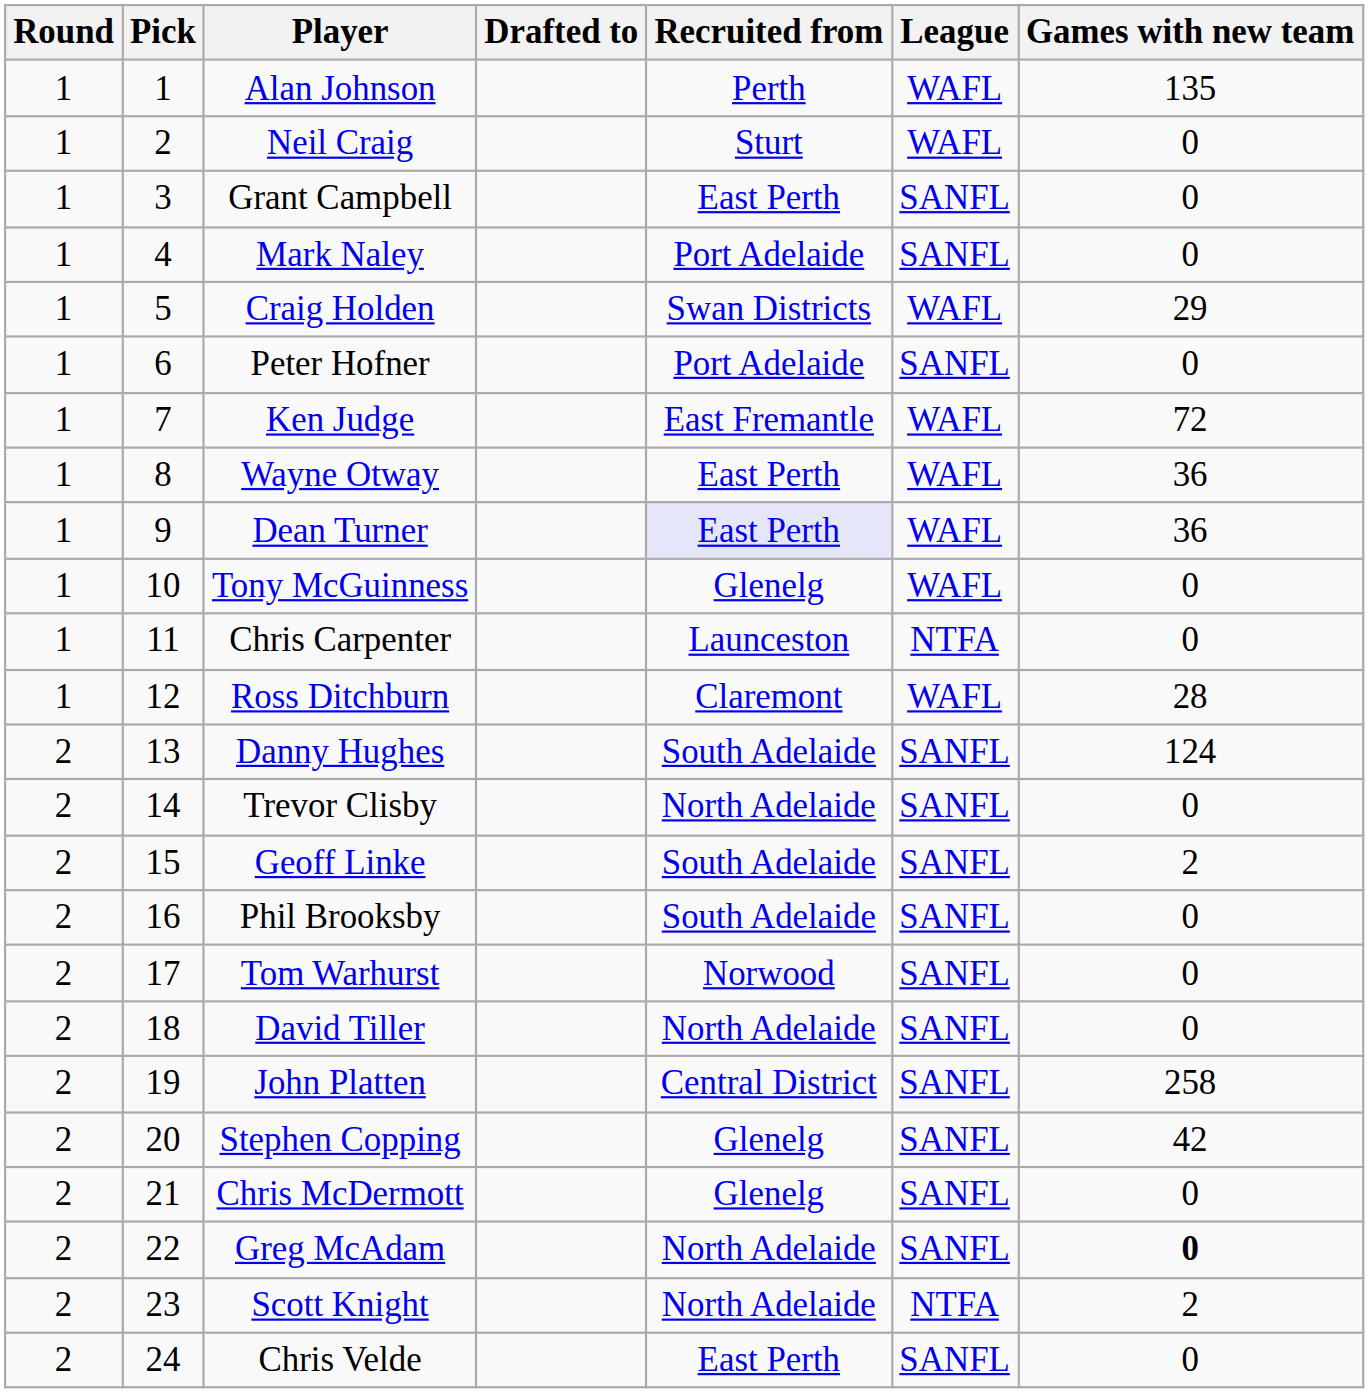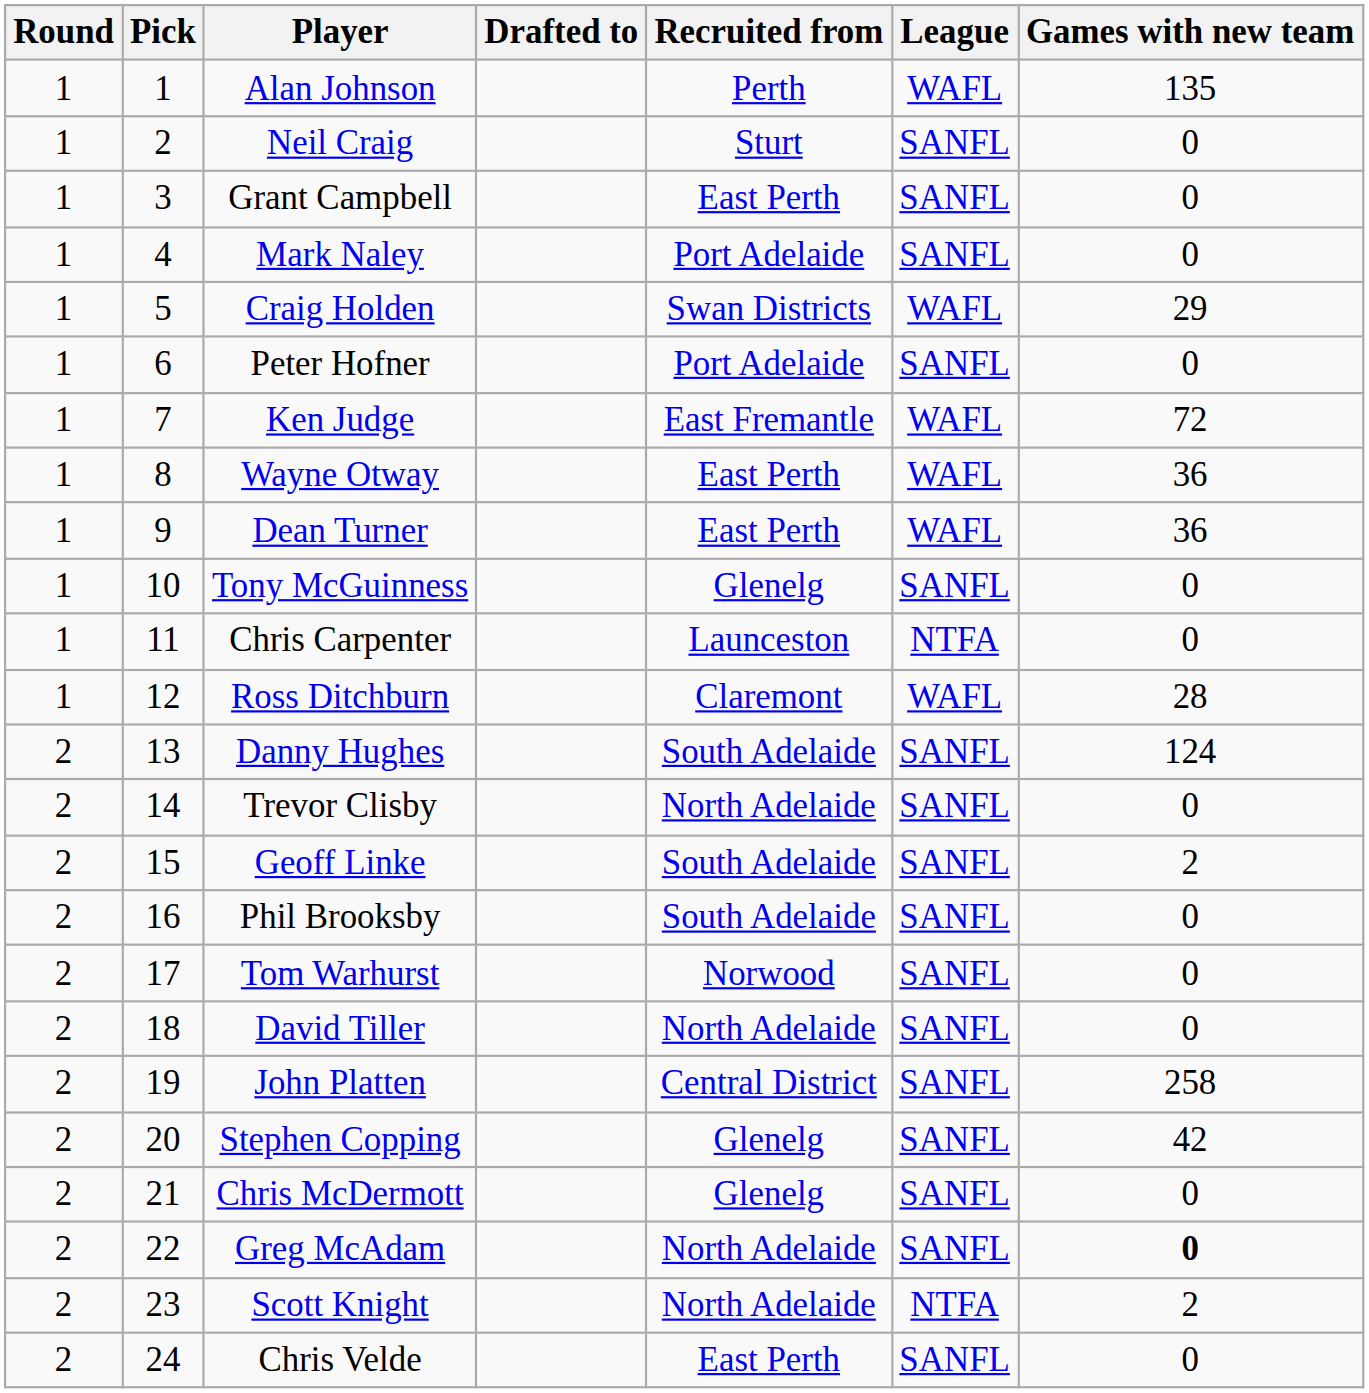(955, 142) WAFL -> (955, 142) SANFL
(769, 530) lavender background -> (769, 530) no background
(955, 585) WAFL -> (955, 585) SANFL
